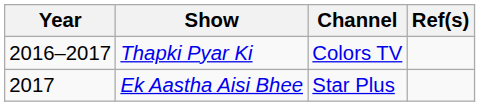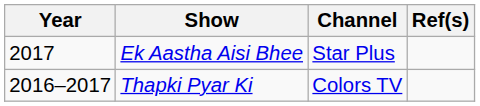rows swapped: (186, 52) <-> (212, 85)
